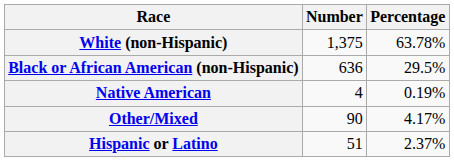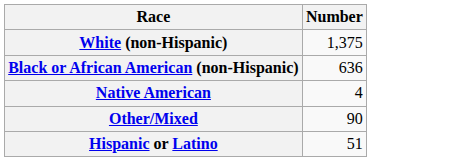- column: (408, 17)
